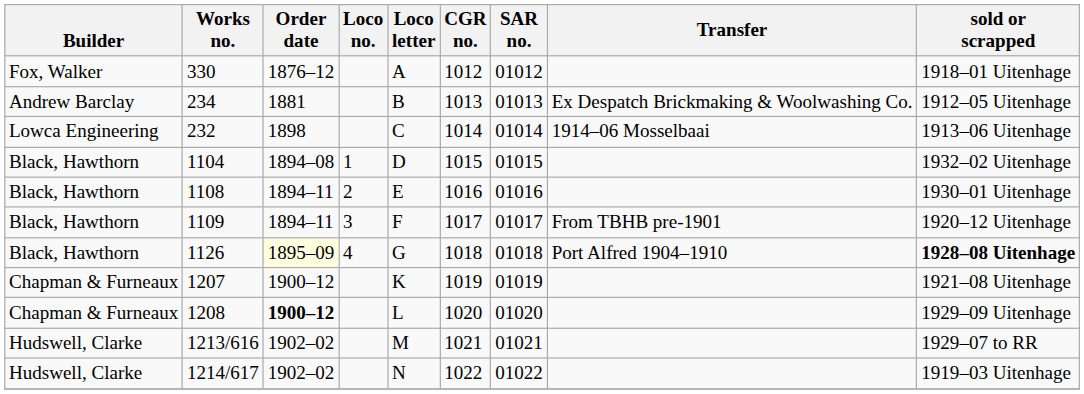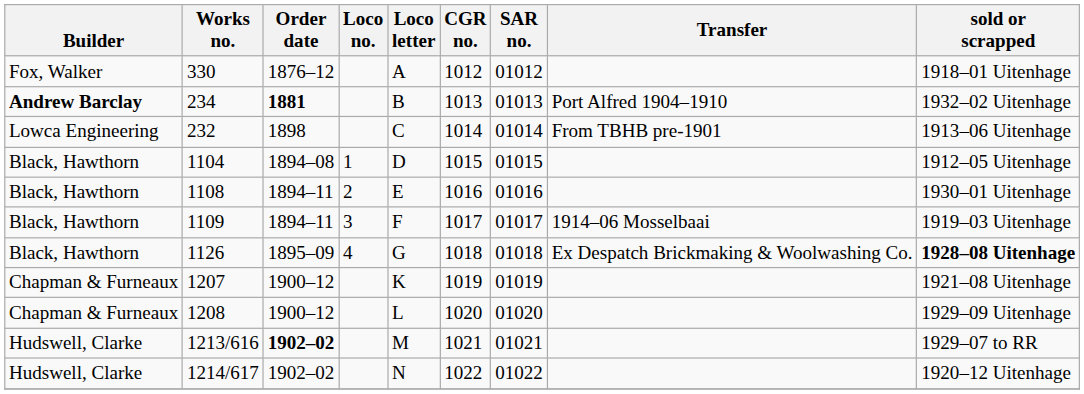(72, 101) normal -> (76, 101) bold
(287, 101) normal -> (287, 101) bold
(732, 101) Ex Despatch Brickmaking & Woolwashing Co. -> (639, 101) Port Alfred 1904–1910
(996, 101) 1912–05 Uitenhage -> (996, 101) 1932–02 Uitenhage
(631, 131) 1914–06 Mosselbaai -> (637, 131) From TBHB pre-1901
(996, 161) 1932–02 Uitenhage -> (996, 161) 1912–05 Uitenhage
(637, 222) From TBHB pre-1901 -> (631, 222) 1914–06 Mosselbaai
(996, 222) 1920–12 Uitenhage -> (996, 222) 1919–03 Uitenhage
(301, 252) lightyellow background -> (301, 252) no background
(639, 252) Port Alfred 1904–1910 -> (732, 252) Ex Despatch Brickmaking & Woolwashing Co.
(301, 312) bold -> (301, 312) normal
(301, 342) normal -> (301, 342) bold
(996, 373) 1919–03 Uitenhage -> (996, 373) 1920–12 Uitenhage
